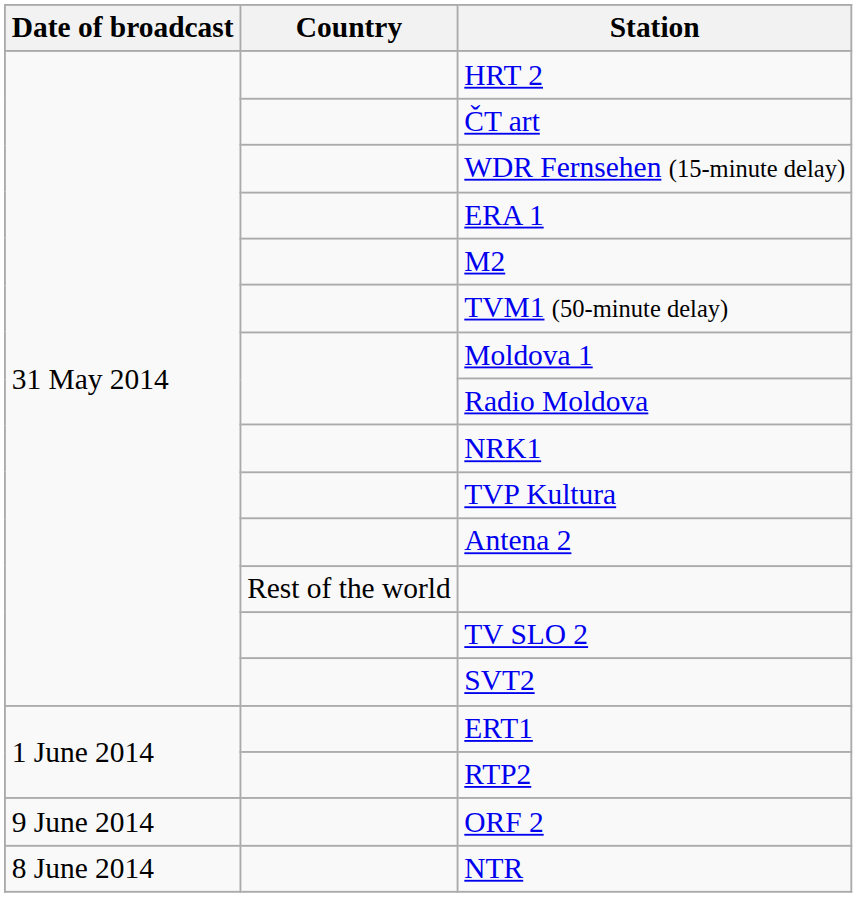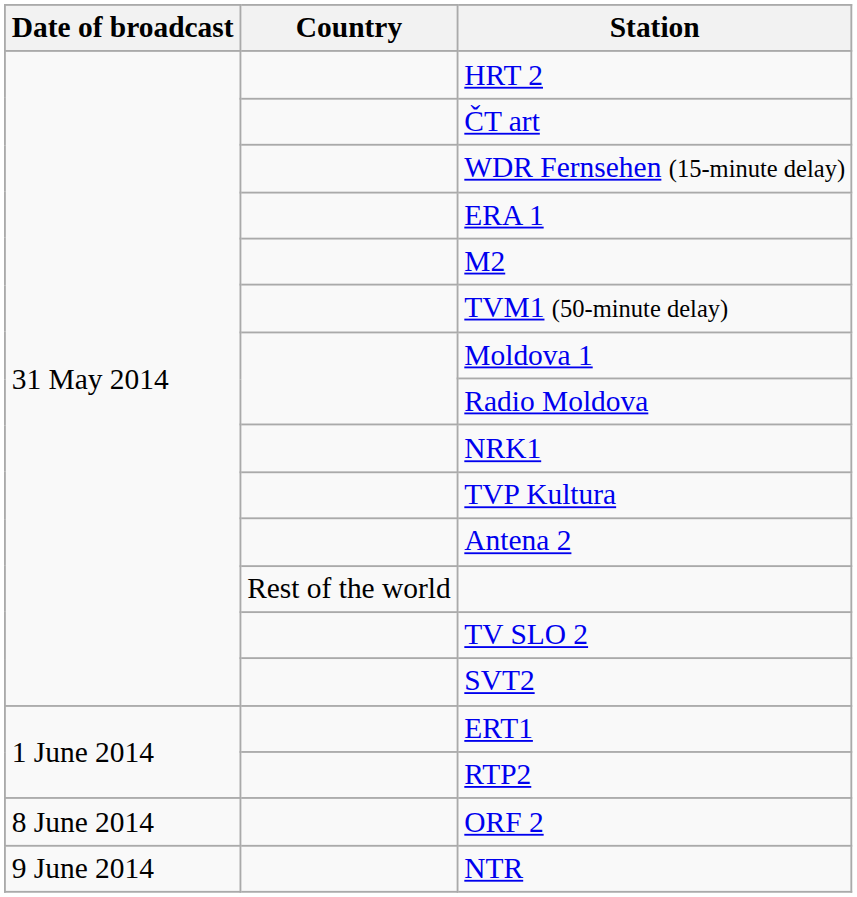(83, 821) 9 June 2014 -> (83, 821) 8 June 2014
(83, 868) 8 June 2014 -> (83, 868) 9 June 2014
